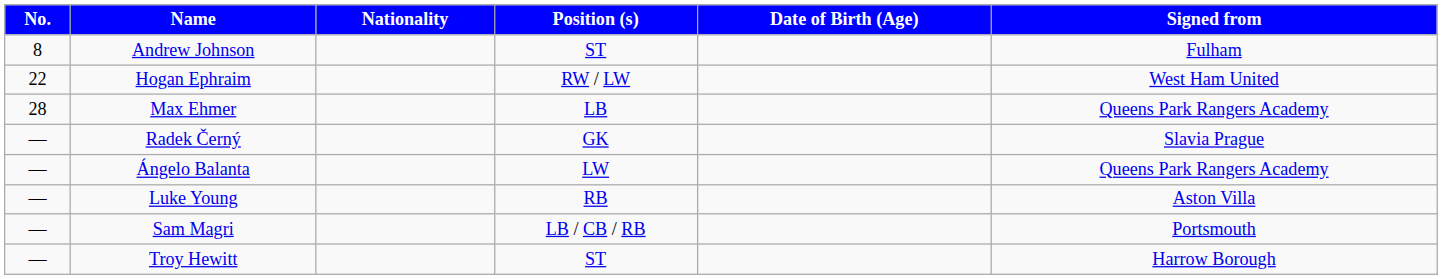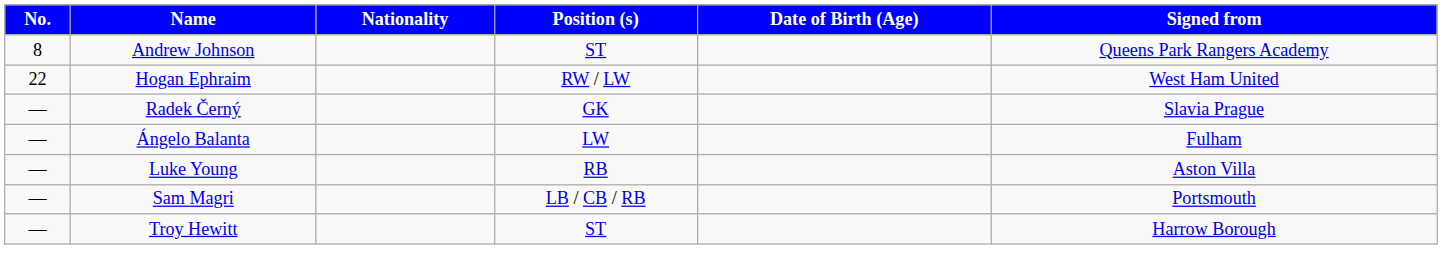(1214, 49) Fulham -> (1214, 49) Queens Park Rangers Academy
- row: (193, 109)
(1214, 169) Queens Park Rangers Academy -> (1214, 139) Fulham
